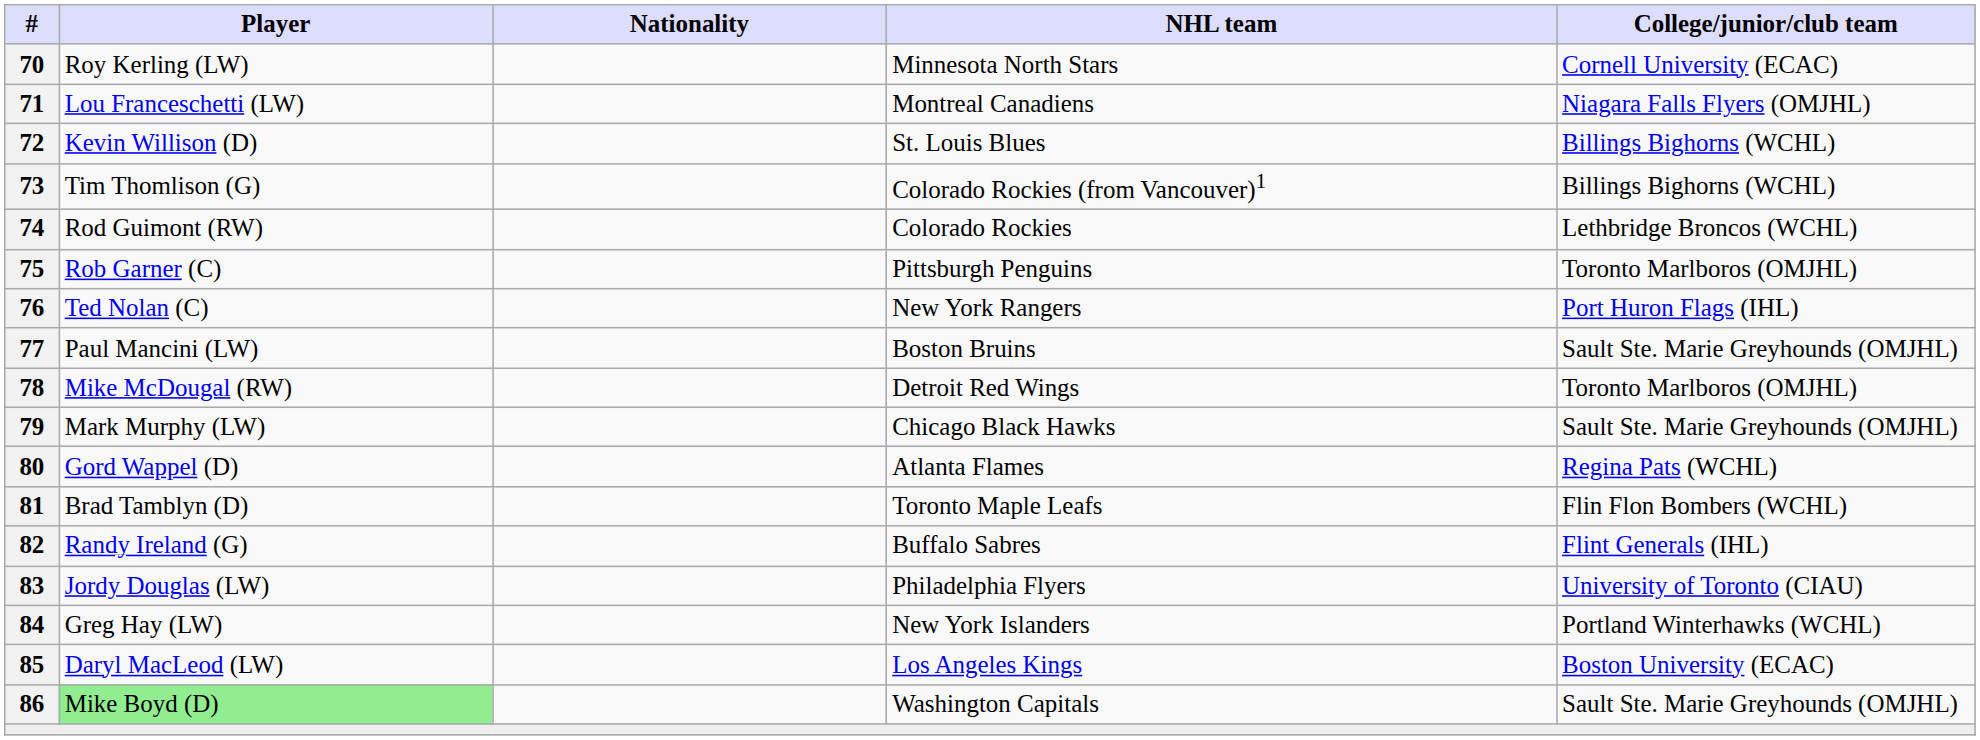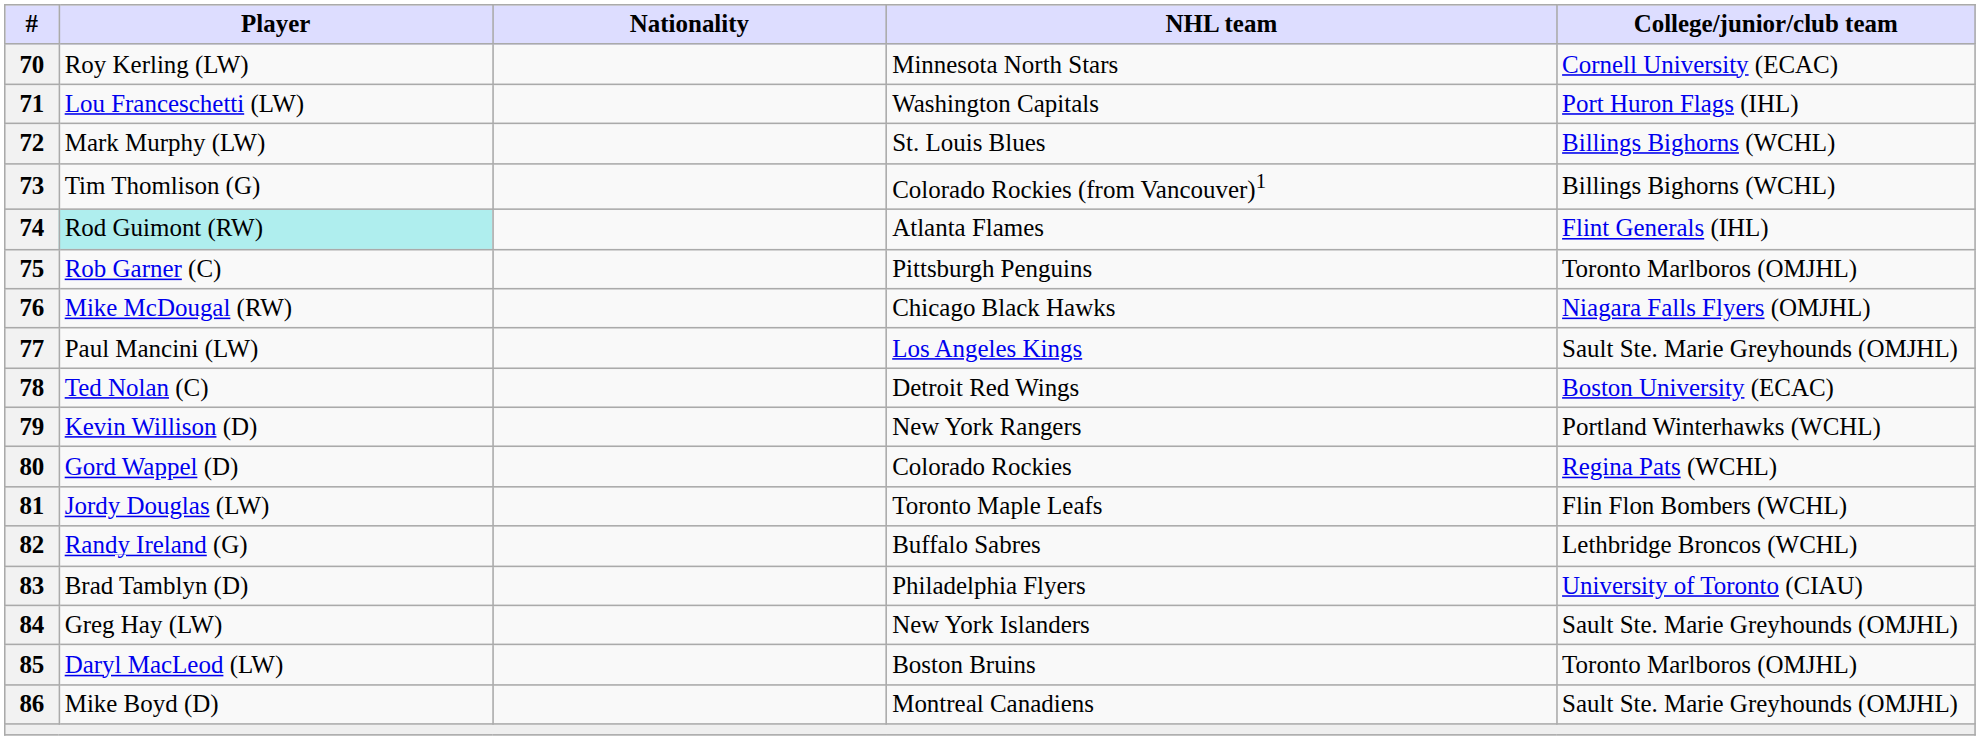(993, 103) Montreal Canadiens -> (996, 103) Washington Capitals
(1716, 103) Niagara Falls Flyers (OMJHL) -> (1680, 103) Port Huron Flags (IHL)
(161, 143) Kevin Willison (D) -> (165, 143) Mark Murphy (LW)
(164, 228) no background -> (164, 228) paleturquoise background
(982, 228) Colorado Rockies -> (968, 228) Atlanta Flames
(1710, 228) Lethbridge Broncos (WCHL) -> (1665, 228) Flint Generals (IHL)
(137, 308) Ted Nolan (C) -> (178, 308) Mike McDougal (RW)
(987, 308) New York Rangers -> (1004, 308) Chicago Black Hawks
(1680, 308) Port Huron Flags (IHL) -> (1716, 308) Niagara Falls Flyers (OMJHL)
(964, 347) Boston Bruins -> (987, 347) Los Angeles Kings
(178, 387) Mike McDougal (RW) -> (137, 387) Ted Nolan (C)
(1710, 387) Toronto Marlboros (OMJHL) -> (1698, 387) Boston University (ECAC)
(165, 426) Mark Murphy (LW) -> (161, 426) Kevin Willison (D)
(1004, 426) Chicago Black Hawks -> (987, 426) New York Rangers
(1760, 426) Sault Ste. Marie Greyhounds (OMJHL) -> (1721, 426) Portland Winterhawks (WCHL)
(968, 466) Atlanta Flames -> (982, 466) Colorado Rockies
(156, 506) Brad Tamblyn (D) -> (167, 506) Jordy Douglas (LW)
(1665, 545) Flint Generals (IHL) -> (1710, 545) Lethbridge Broncos (WCHL)
(167, 585) Jordy Douglas (LW) -> (156, 585) Brad Tamblyn (D)
(1721, 624) Portland Winterhawks (WCHL) -> (1760, 624) Sault Ste. Marie Greyhounds (OMJHL)
(987, 664) Los Angeles Kings -> (964, 664) Boston Bruins
(1698, 664) Boston University (ECAC) -> (1710, 664) Toronto Marlboros (OMJHL)
(142, 703) lightgreen background -> (142, 703) no background
(996, 703) Washington Capitals -> (993, 703) Montreal Canadiens
